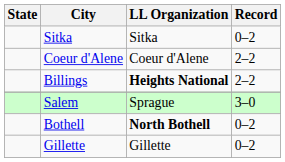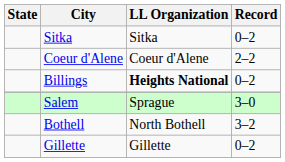(245, 80) 2–2 -> (245, 80) 0–2
(170, 124) bold -> (167, 124) normal
(245, 124) 0–2 -> (245, 124) 3–2
